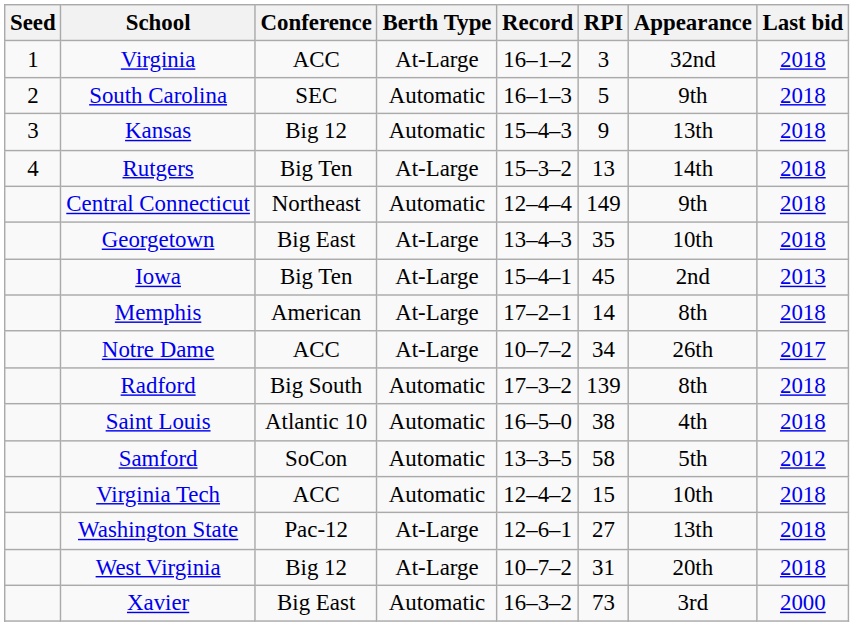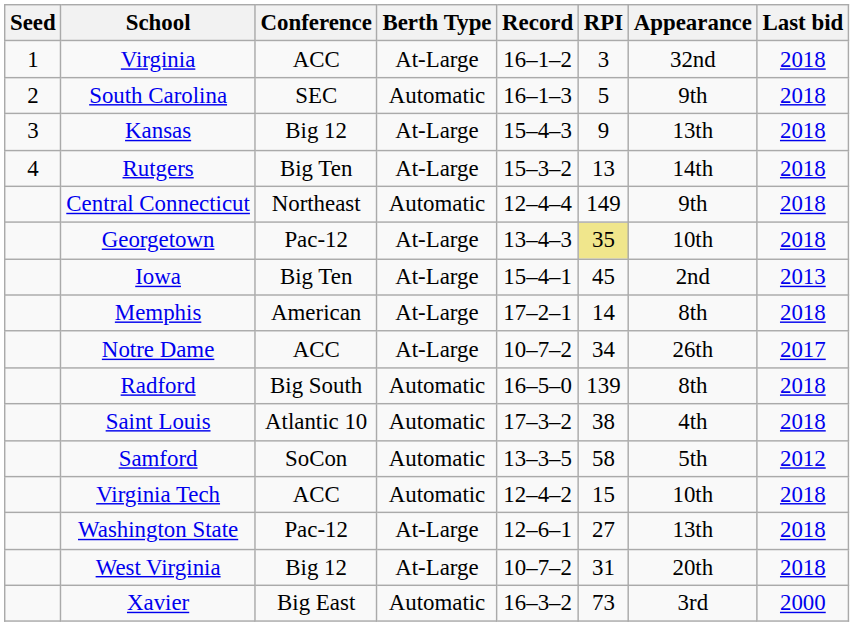(437, 131) Automatic -> (437, 131) At-Large
(316, 240) Big East -> (316, 240) Pac-12
(603, 240) no background -> (603, 240) khaki background
(538, 385) 17–3–2 -> (538, 385) 16–5–0
(538, 421) 16–5–0 -> (538, 421) 17–3–2
